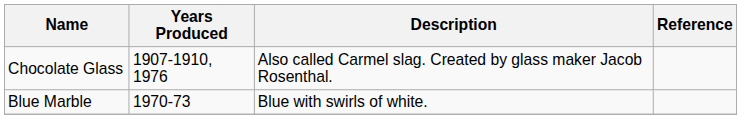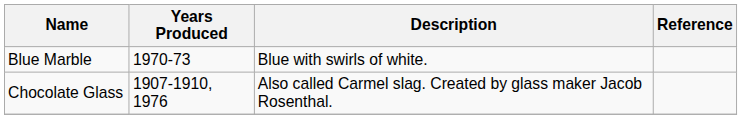rows swapped: (50, 101) <-> (66, 68)
